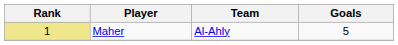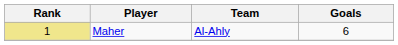(346, 31) 5 -> (346, 31) 6
